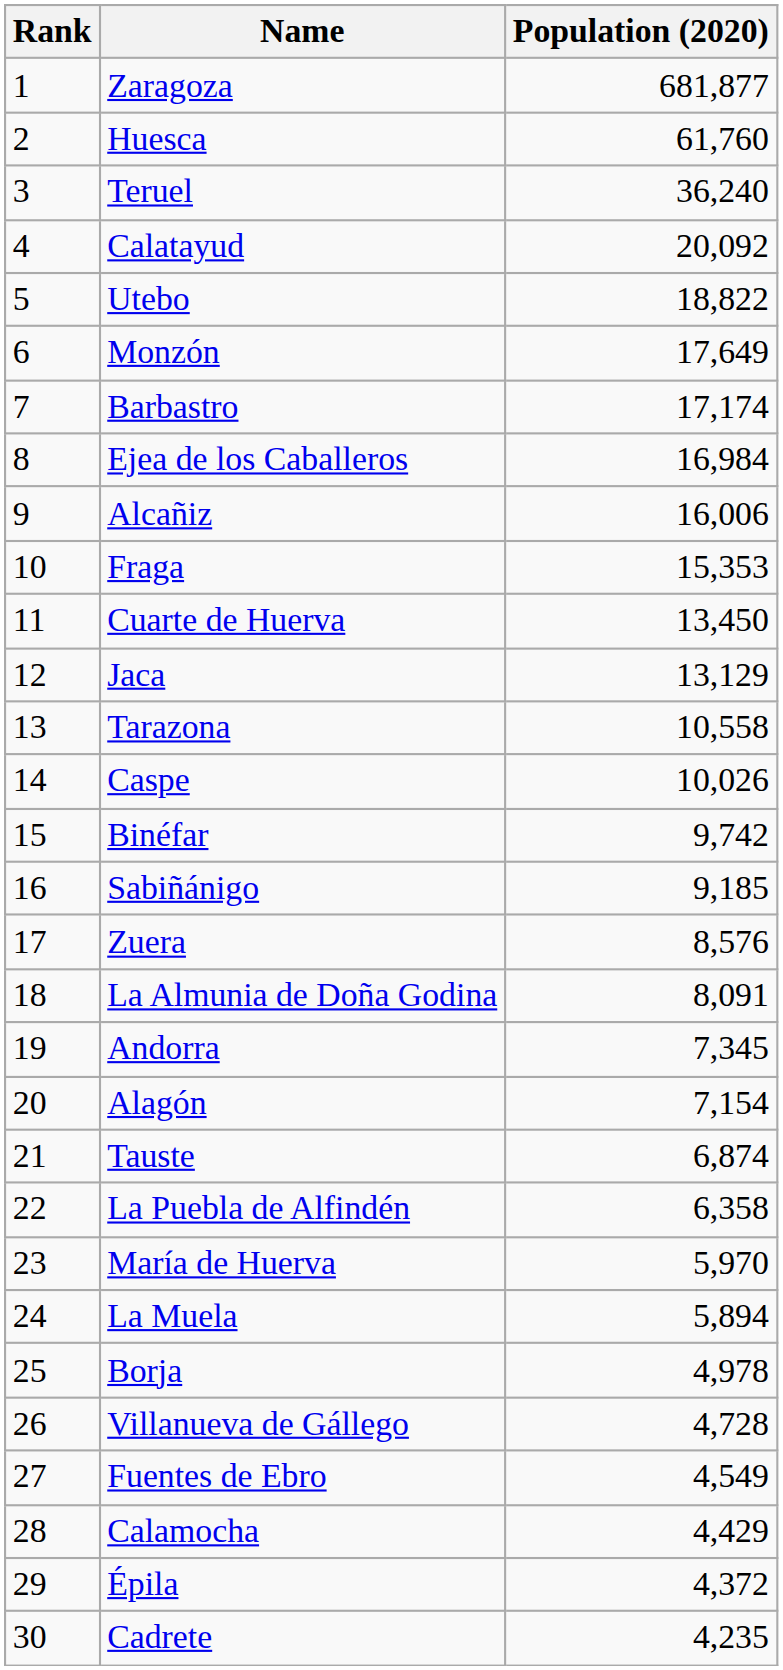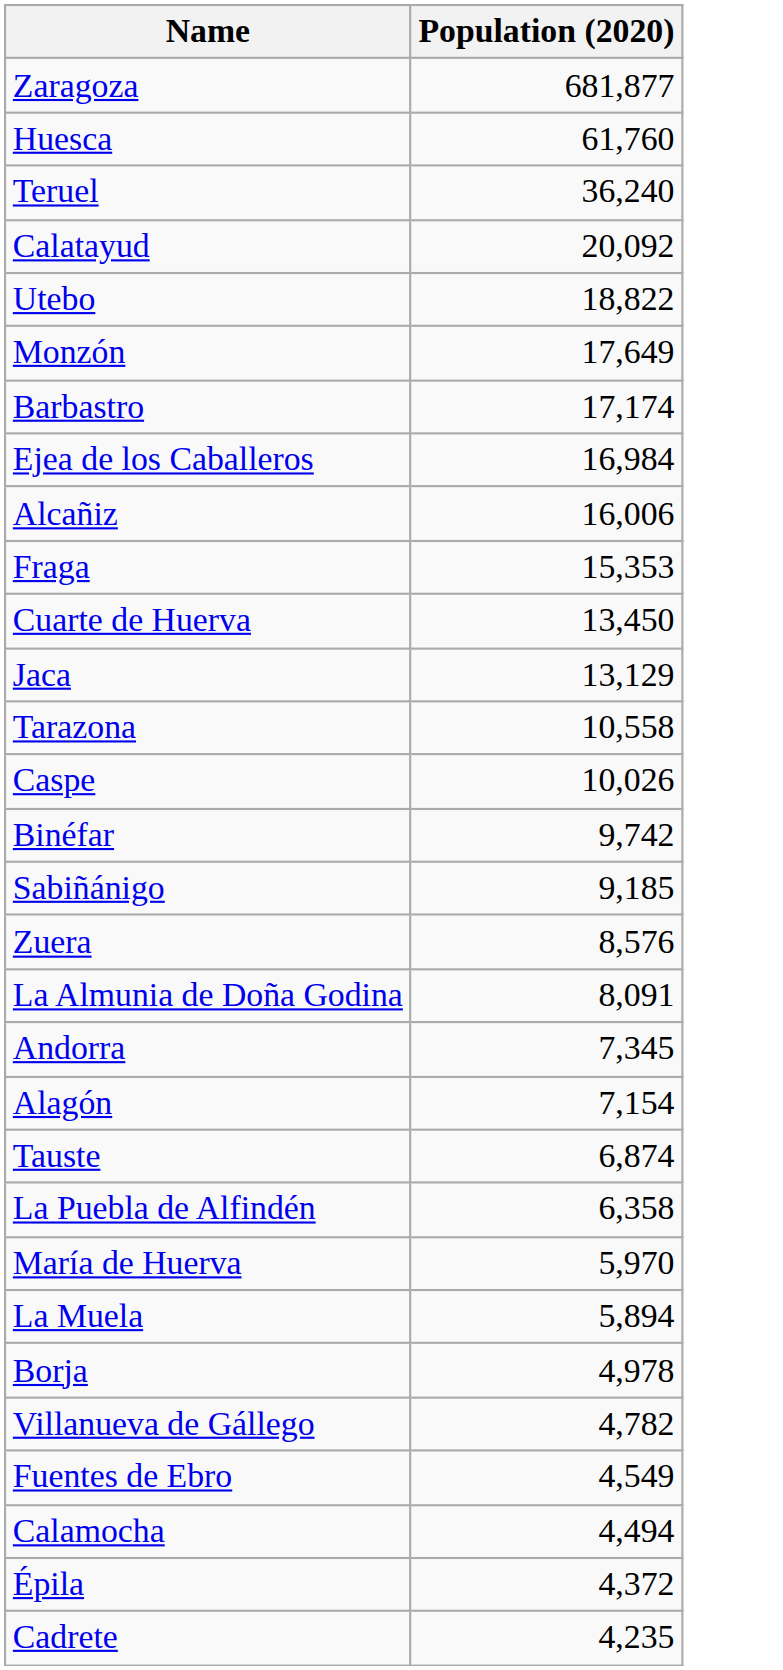- column: (52, 31)
(731, 1423) 4,728 -> (636, 1423) 4,782
(731, 1530) 4,429 -> (636, 1530) 4,494
